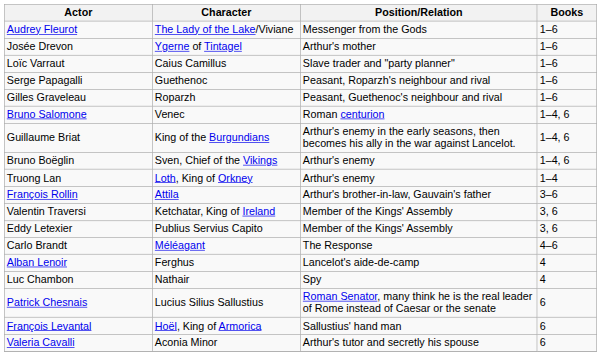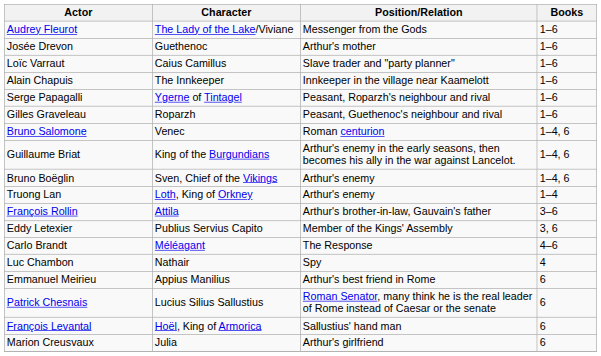(198, 47) Ygerne of Tintagel -> (181, 47) Guethenoc
+ row: (40, 81)
(181, 81) Guethenoc -> (198, 98) Ygerne of Tintagel
- row: (46, 212)
- row: (37, 263)
+ row: (51, 280)
+ row: (50, 343)
- row: (41, 343)
